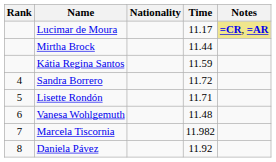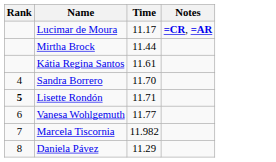- column: (155, 13)
(244, 30) khaki background -> (188, 30) no background
(200, 64) 11.59 -> (144, 64) 11.61
(200, 81) 11.72 -> (144, 81) 11.70
(19, 98) normal -> (19, 98) bold
(200, 115) 11.48 -> (144, 115) 11.77
(200, 149) 11.92 -> (144, 149) 11.29
